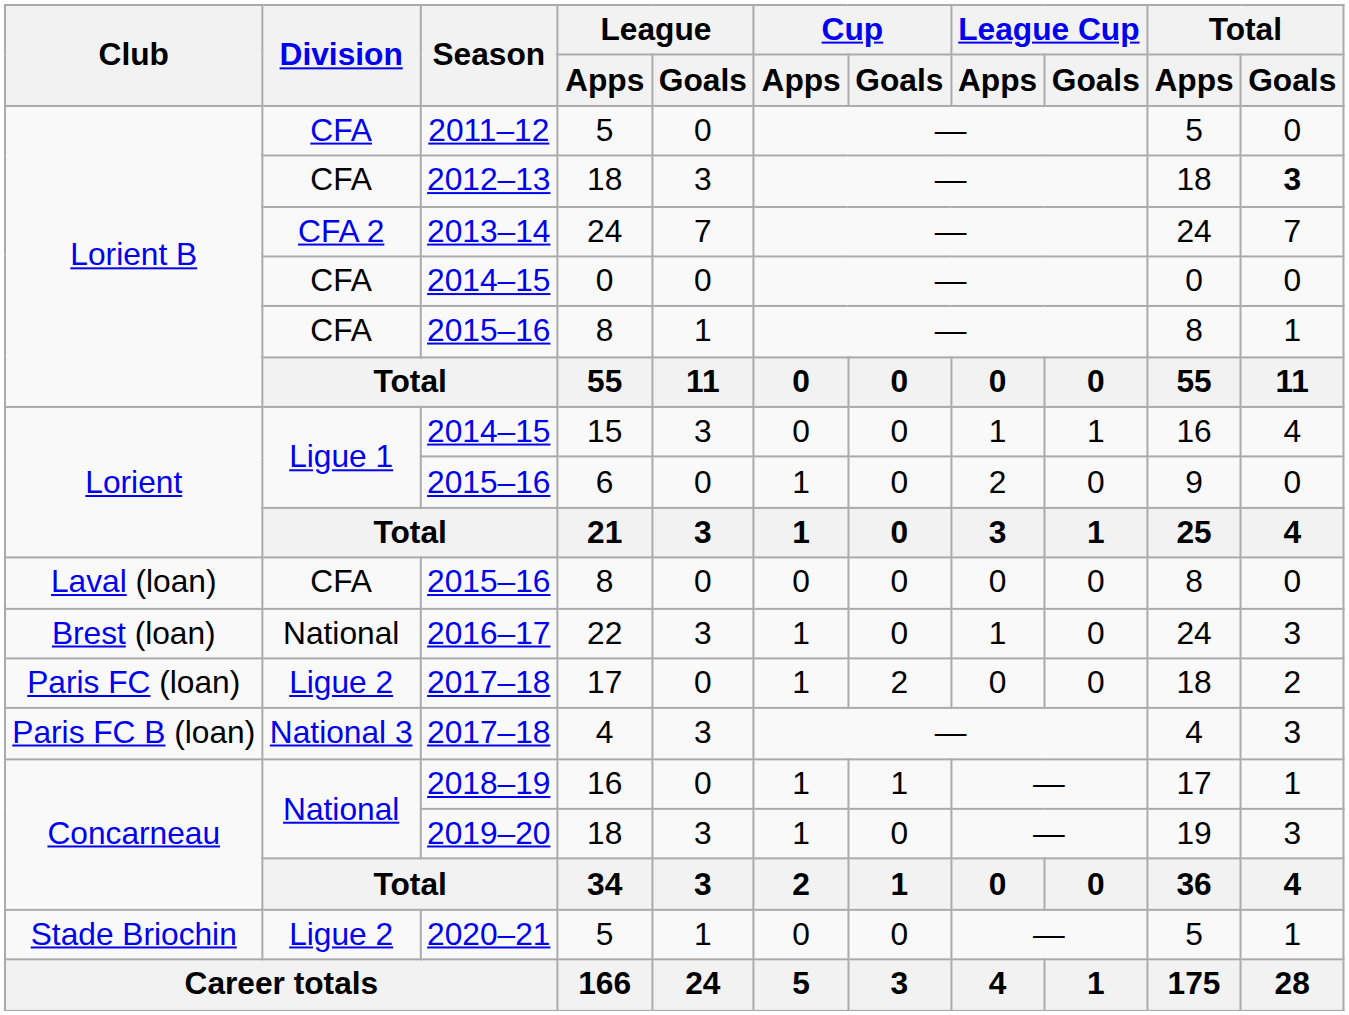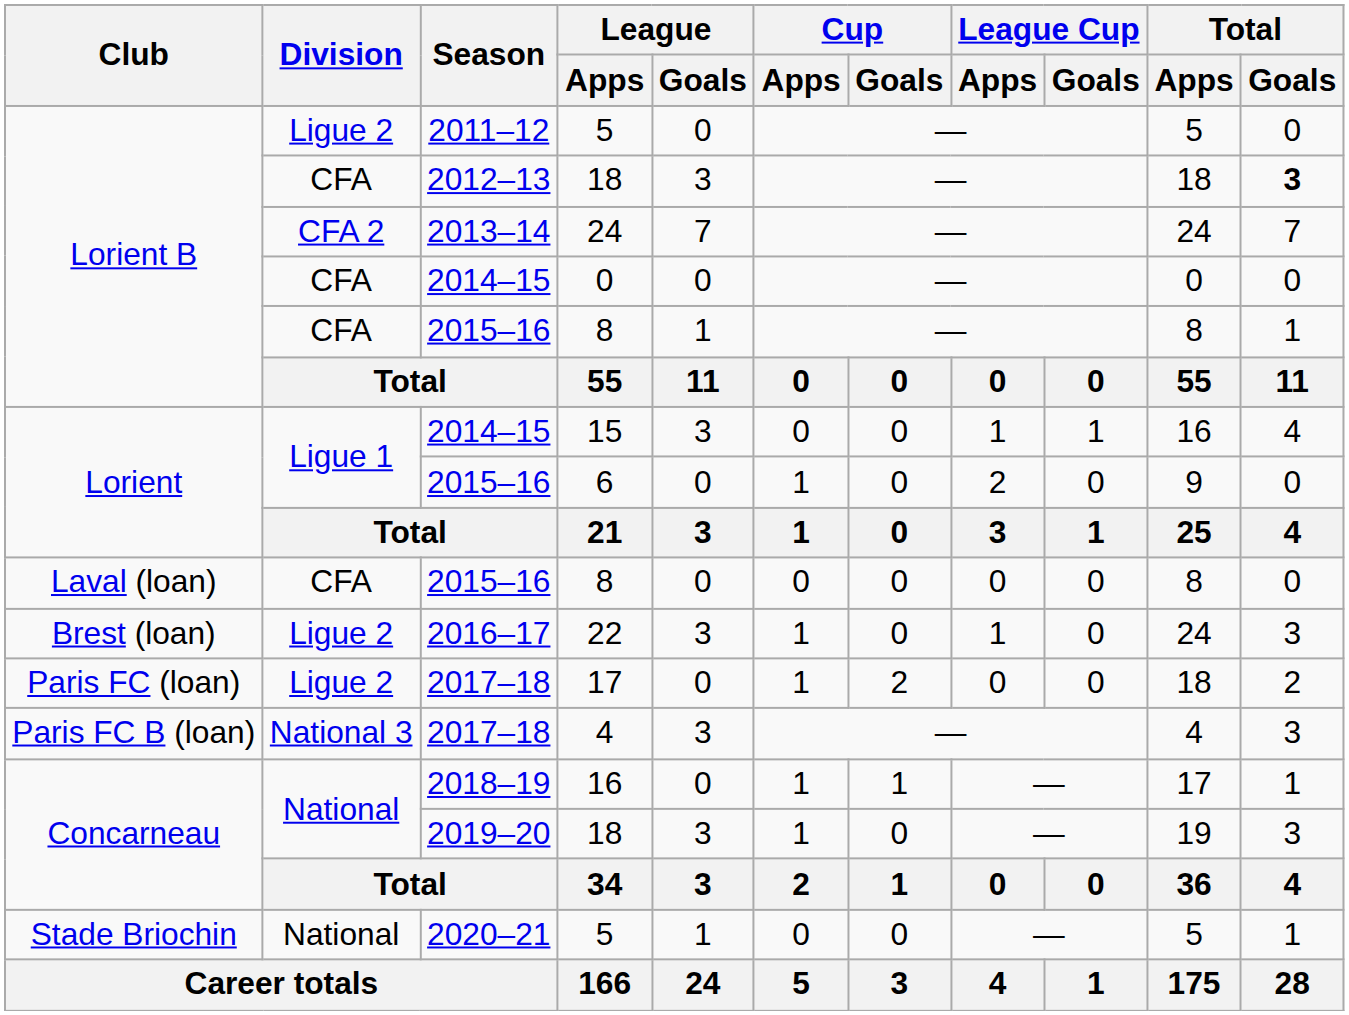(341, 130) CFA -> (341, 130) Ligue 2
(341, 632) National -> (341, 632) Ligue 2
(341, 933) Ligue 2 -> (341, 933) National
